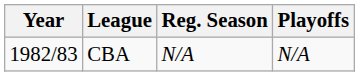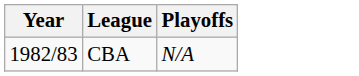- column: (215, 20)
